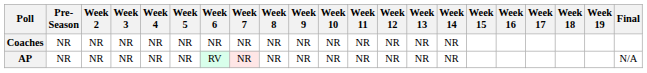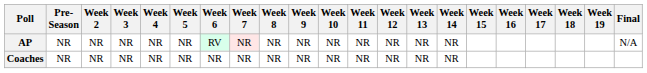rows swapped: (25, 59) <-> (25, 42)
